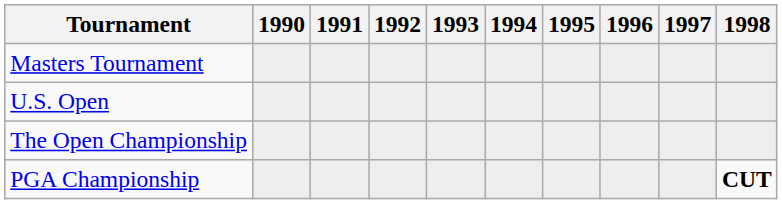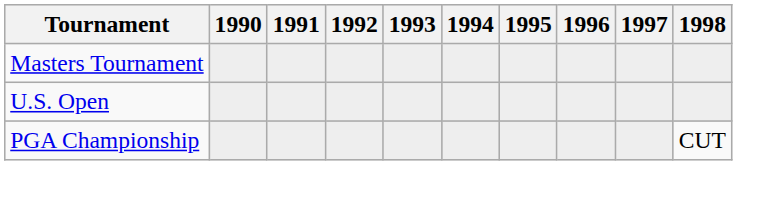- row: (129, 140)
(747, 179) bold -> (702, 140) normal
